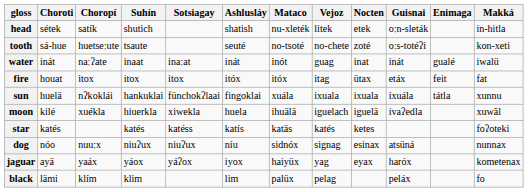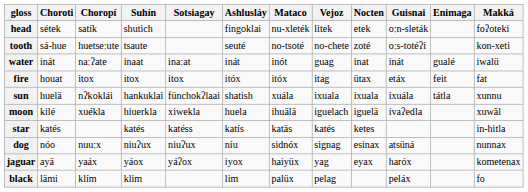(239, 28) shatish -> (243, 28) fingoklai
(491, 28) in-hitla -> (493, 28) foʔoteki
(243, 95) fingoklai -> (239, 95) shatish
(493, 128) foʔoteki -> (491, 128) in-hitla
